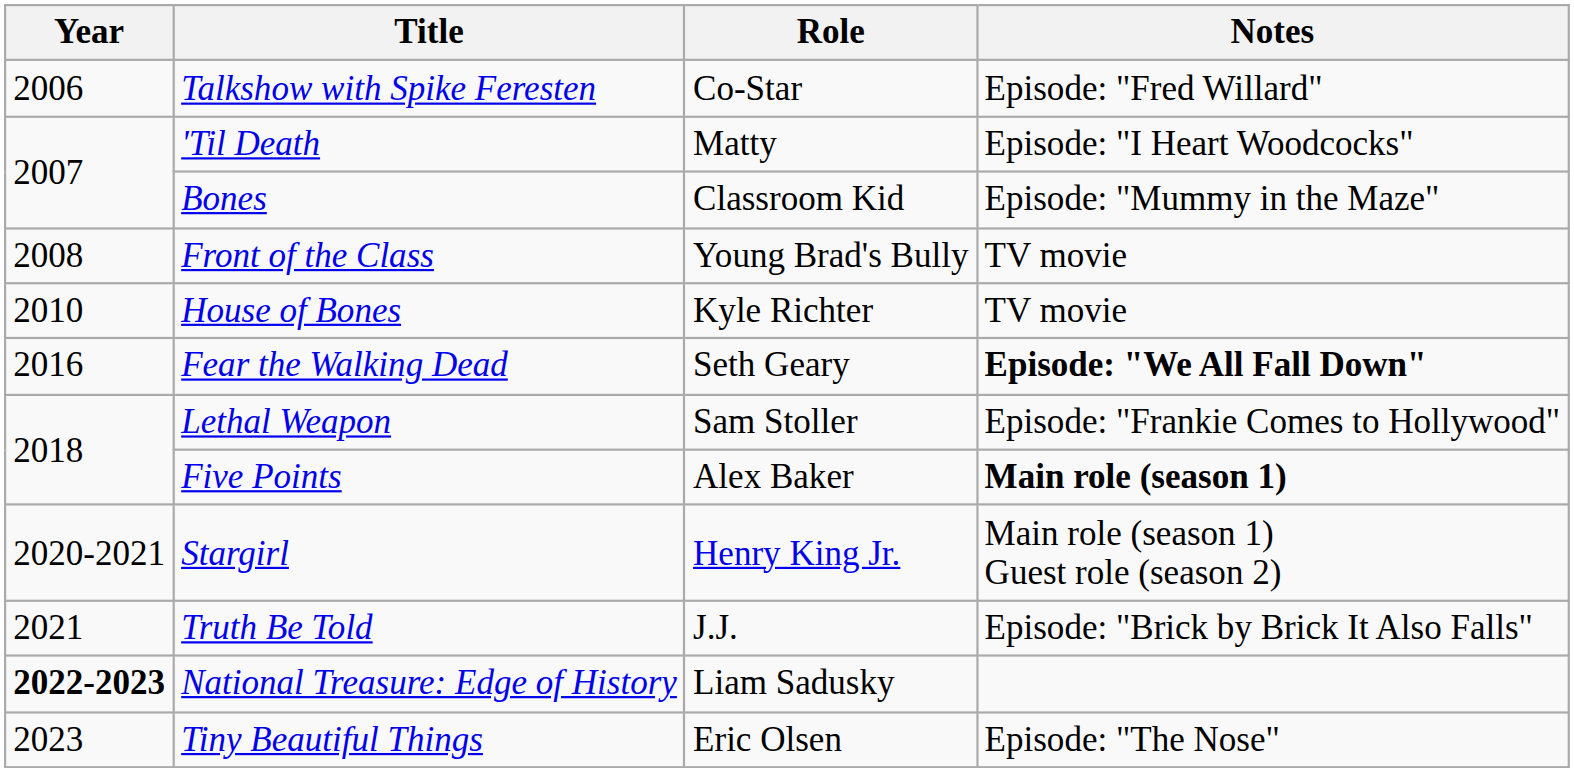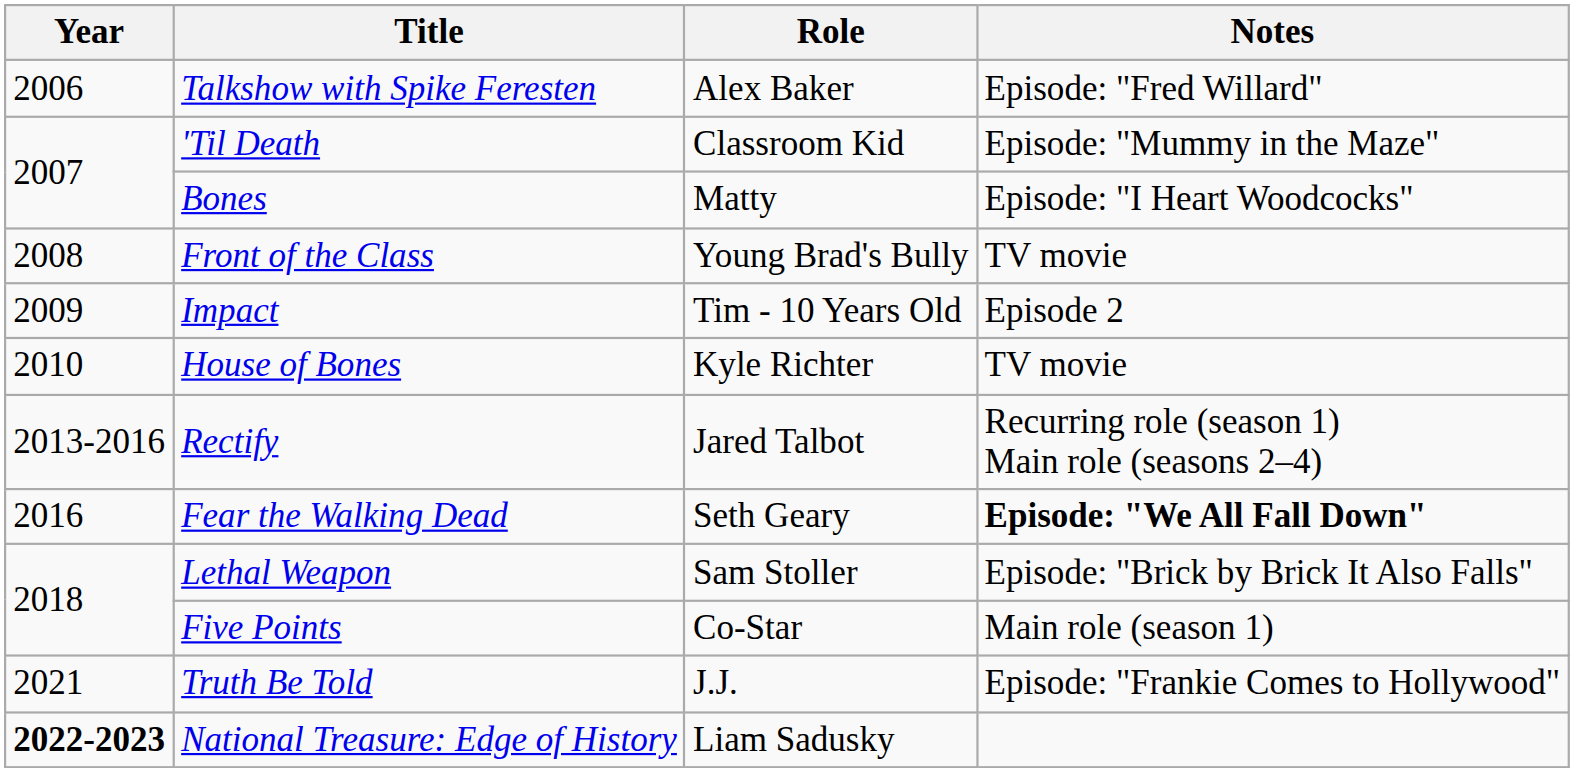(748, 87) Co-Star -> (773, 87) Alex Baker
(735, 143) Matty -> (799, 143) Classroom Kid
(1199, 143) Episode: "I Heart Woodcocks" -> (1212, 143) Episode: "Mummy in the Maze"
(799, 198) Classroom Kid -> (735, 198) Matty
(1212, 198) Episode: "Mummy in the Maze" -> (1199, 198) Episode: "I Heart Woodcocks"
+ row: (230, 310)
+ row: (230, 440)
(1272, 421) Episode: "Frankie Comes to Hollywood" -> (1259, 571) Episode: "Brick by Brick It Also Falls"
(773, 476) Alex Baker -> (748, 627) Co-Star
(1136, 476) bold -> (1129, 627) normal
- row: (235, 552)
(1259, 627) Episode: "Brick by Brick It Also Falls" -> (1272, 682) Episode: "Frankie Comes to Hollywood"
- row: (332, 738)
